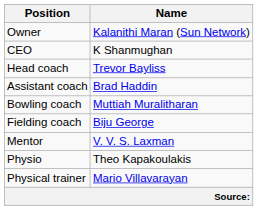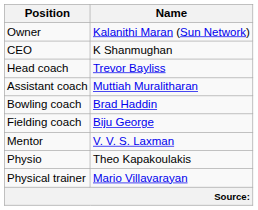(125, 86) Brad Haddin -> (146, 86) Muttiah Muralitharan
(146, 104) Muttiah Muralitharan -> (125, 104) Brad Haddin
